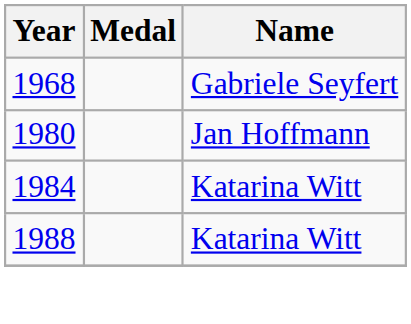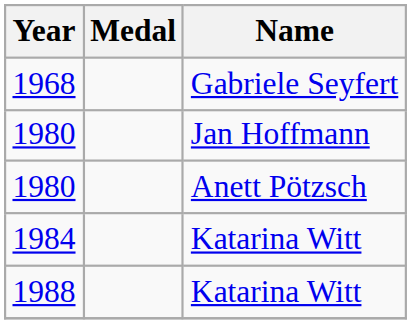+ row: (44, 186)
